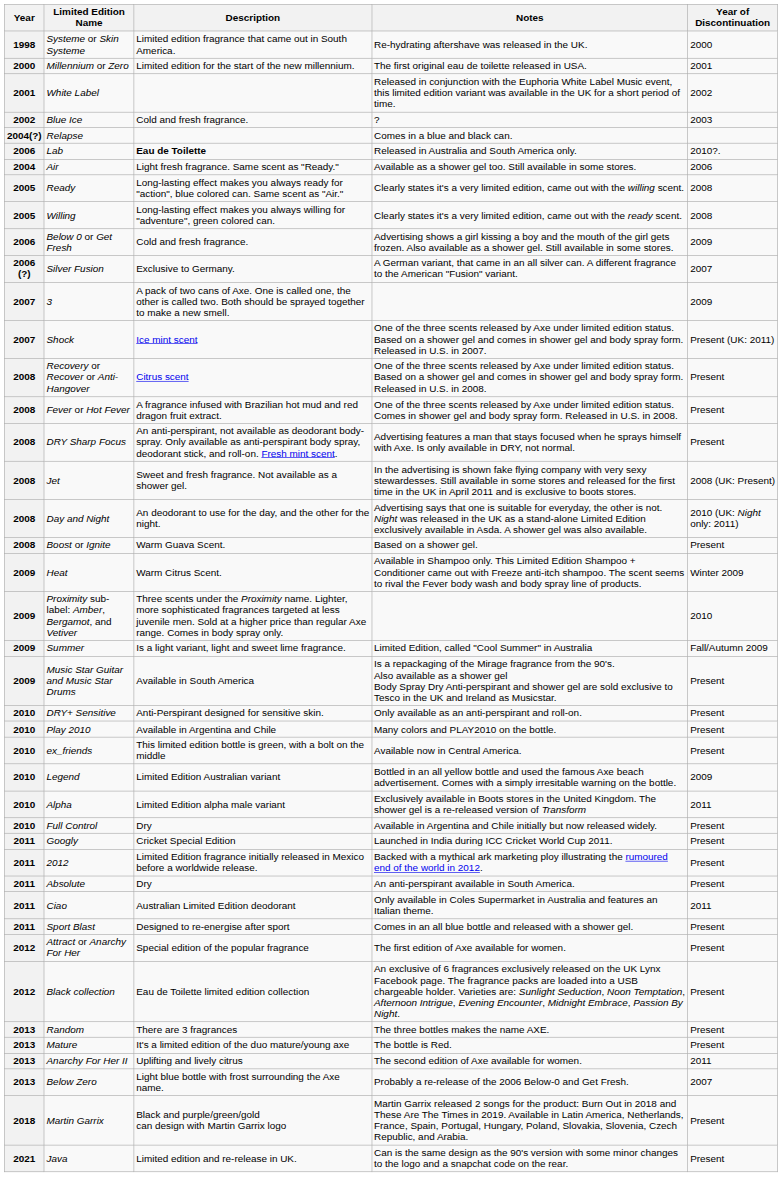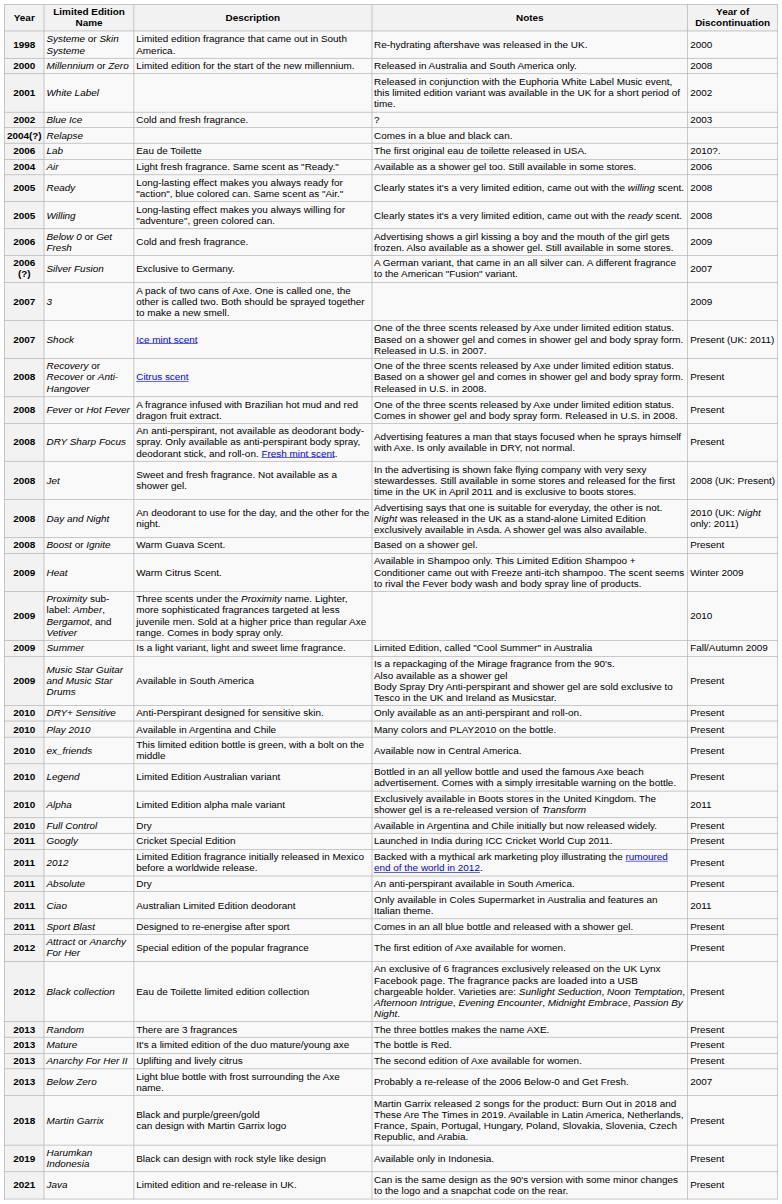(480, 66) The first original eau de toilette released in USA. -> (475, 66) Released in Australia and South America only.
(701, 66) 2001 -> (701, 66) 2008
(171, 151) bold -> (169, 151) normal
(475, 151) Released in Australia and South America only. -> (480, 151) The first original eau de toilette released in USA.
(701, 777) 2009 -> (707, 777) Present
(701, 1061) 2011 -> (707, 1061) Present
+ row: (69, 1158)
